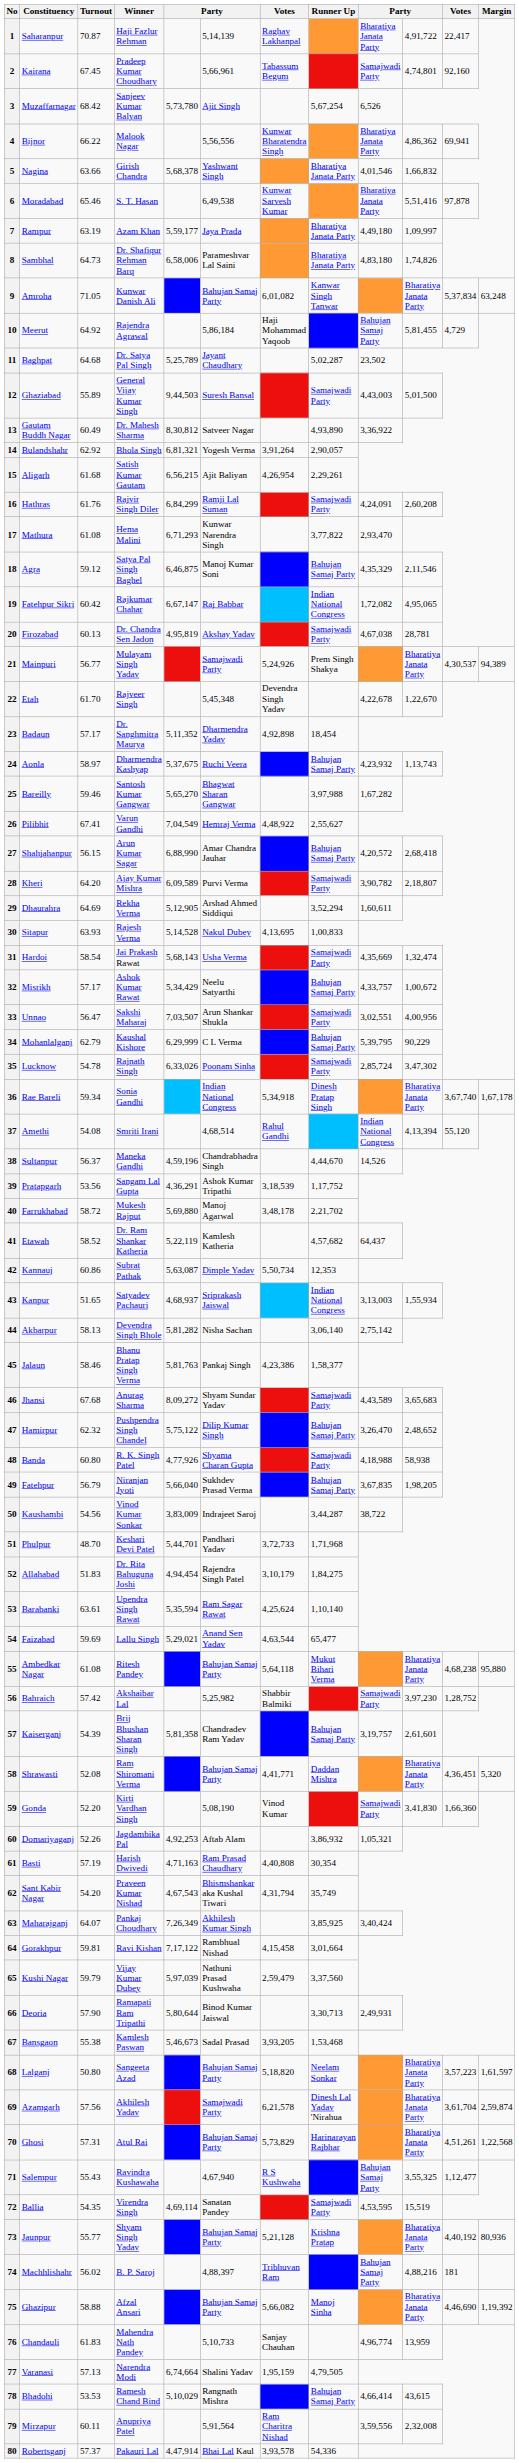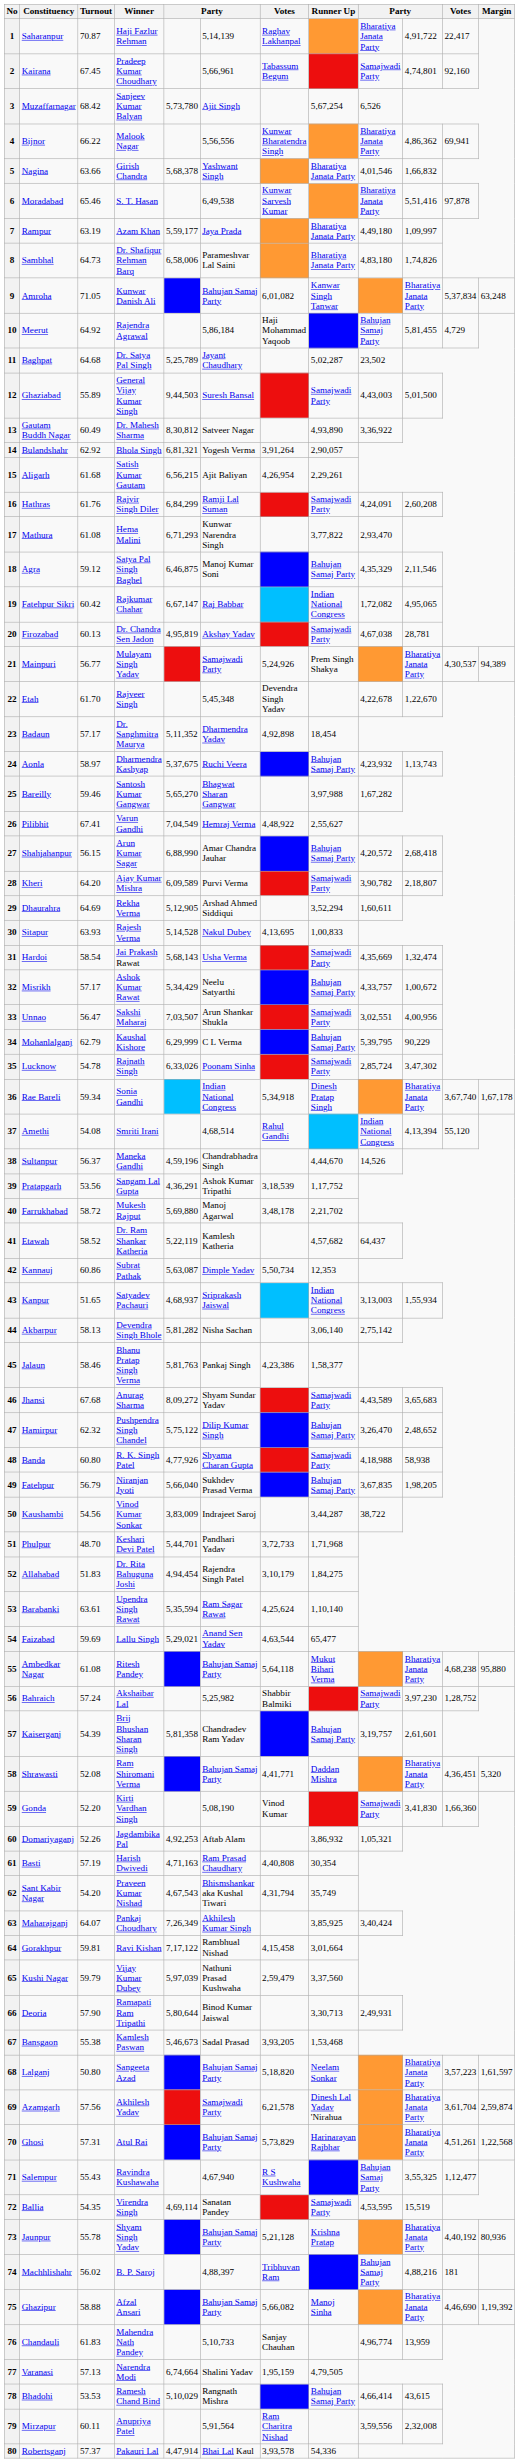(90, 1698) 57.42 -> (90, 1698) 57.24
(90, 2237) 55.77 -> (90, 2237) 55.78
